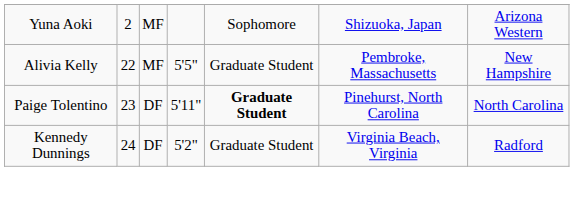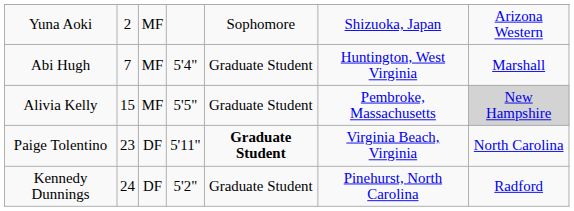+ row: (61, 65)
(128, 65) 22 -> (127, 105) 15
(518, 65) no background -> (519, 105) lightgrey background
(393, 105) Pinehurst, North Carolina -> (393, 145) Virginia Beach, Virginia
(393, 145) Virginia Beach, Virginia -> (393, 186) Pinehurst, North Carolina
